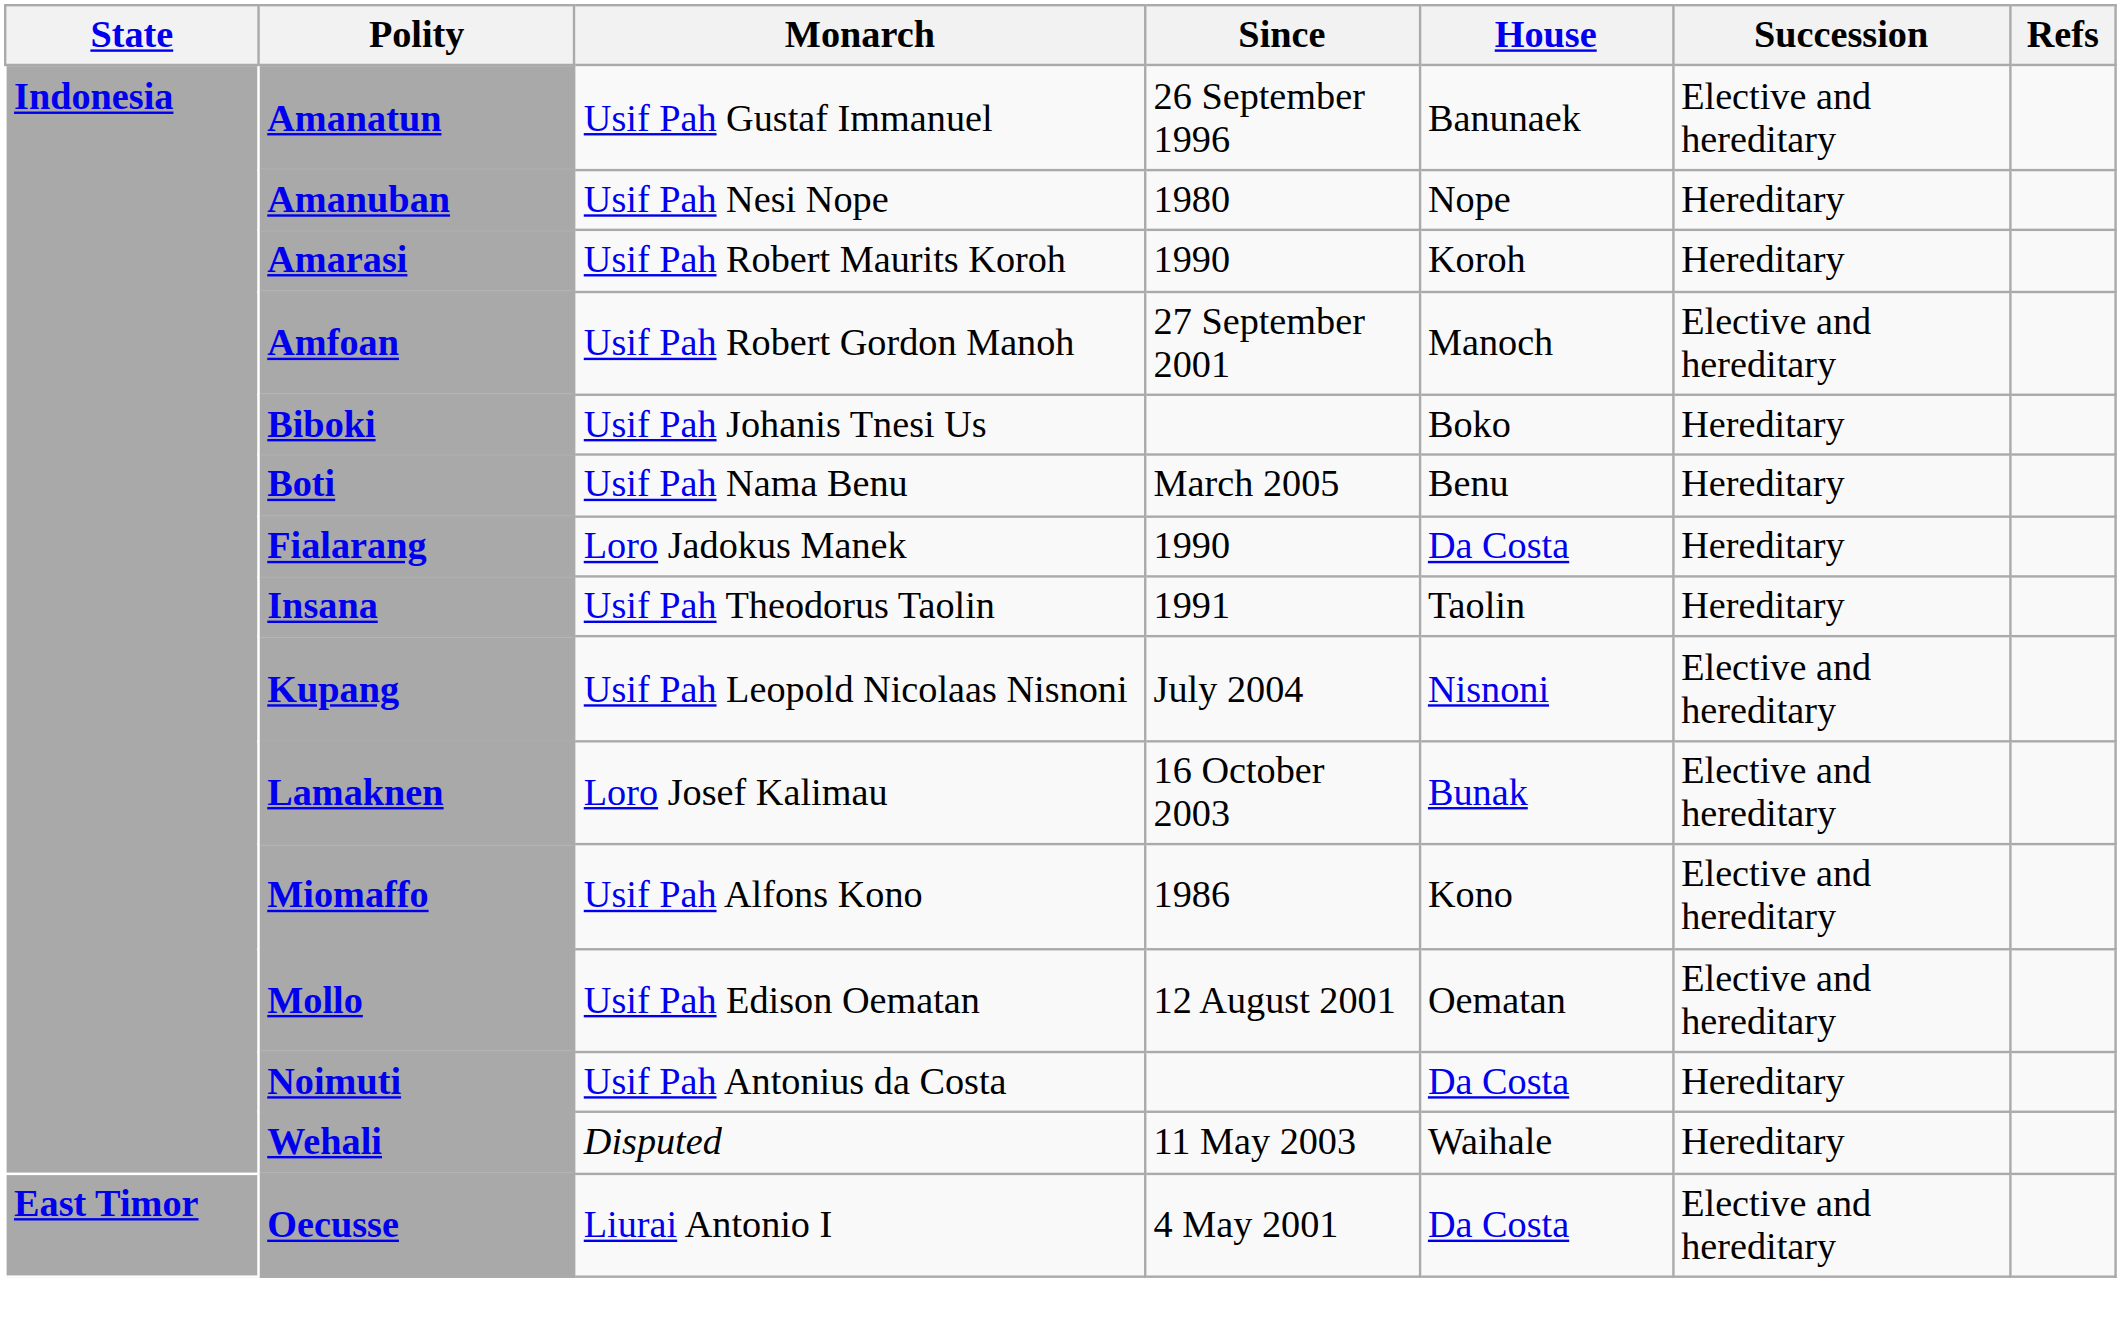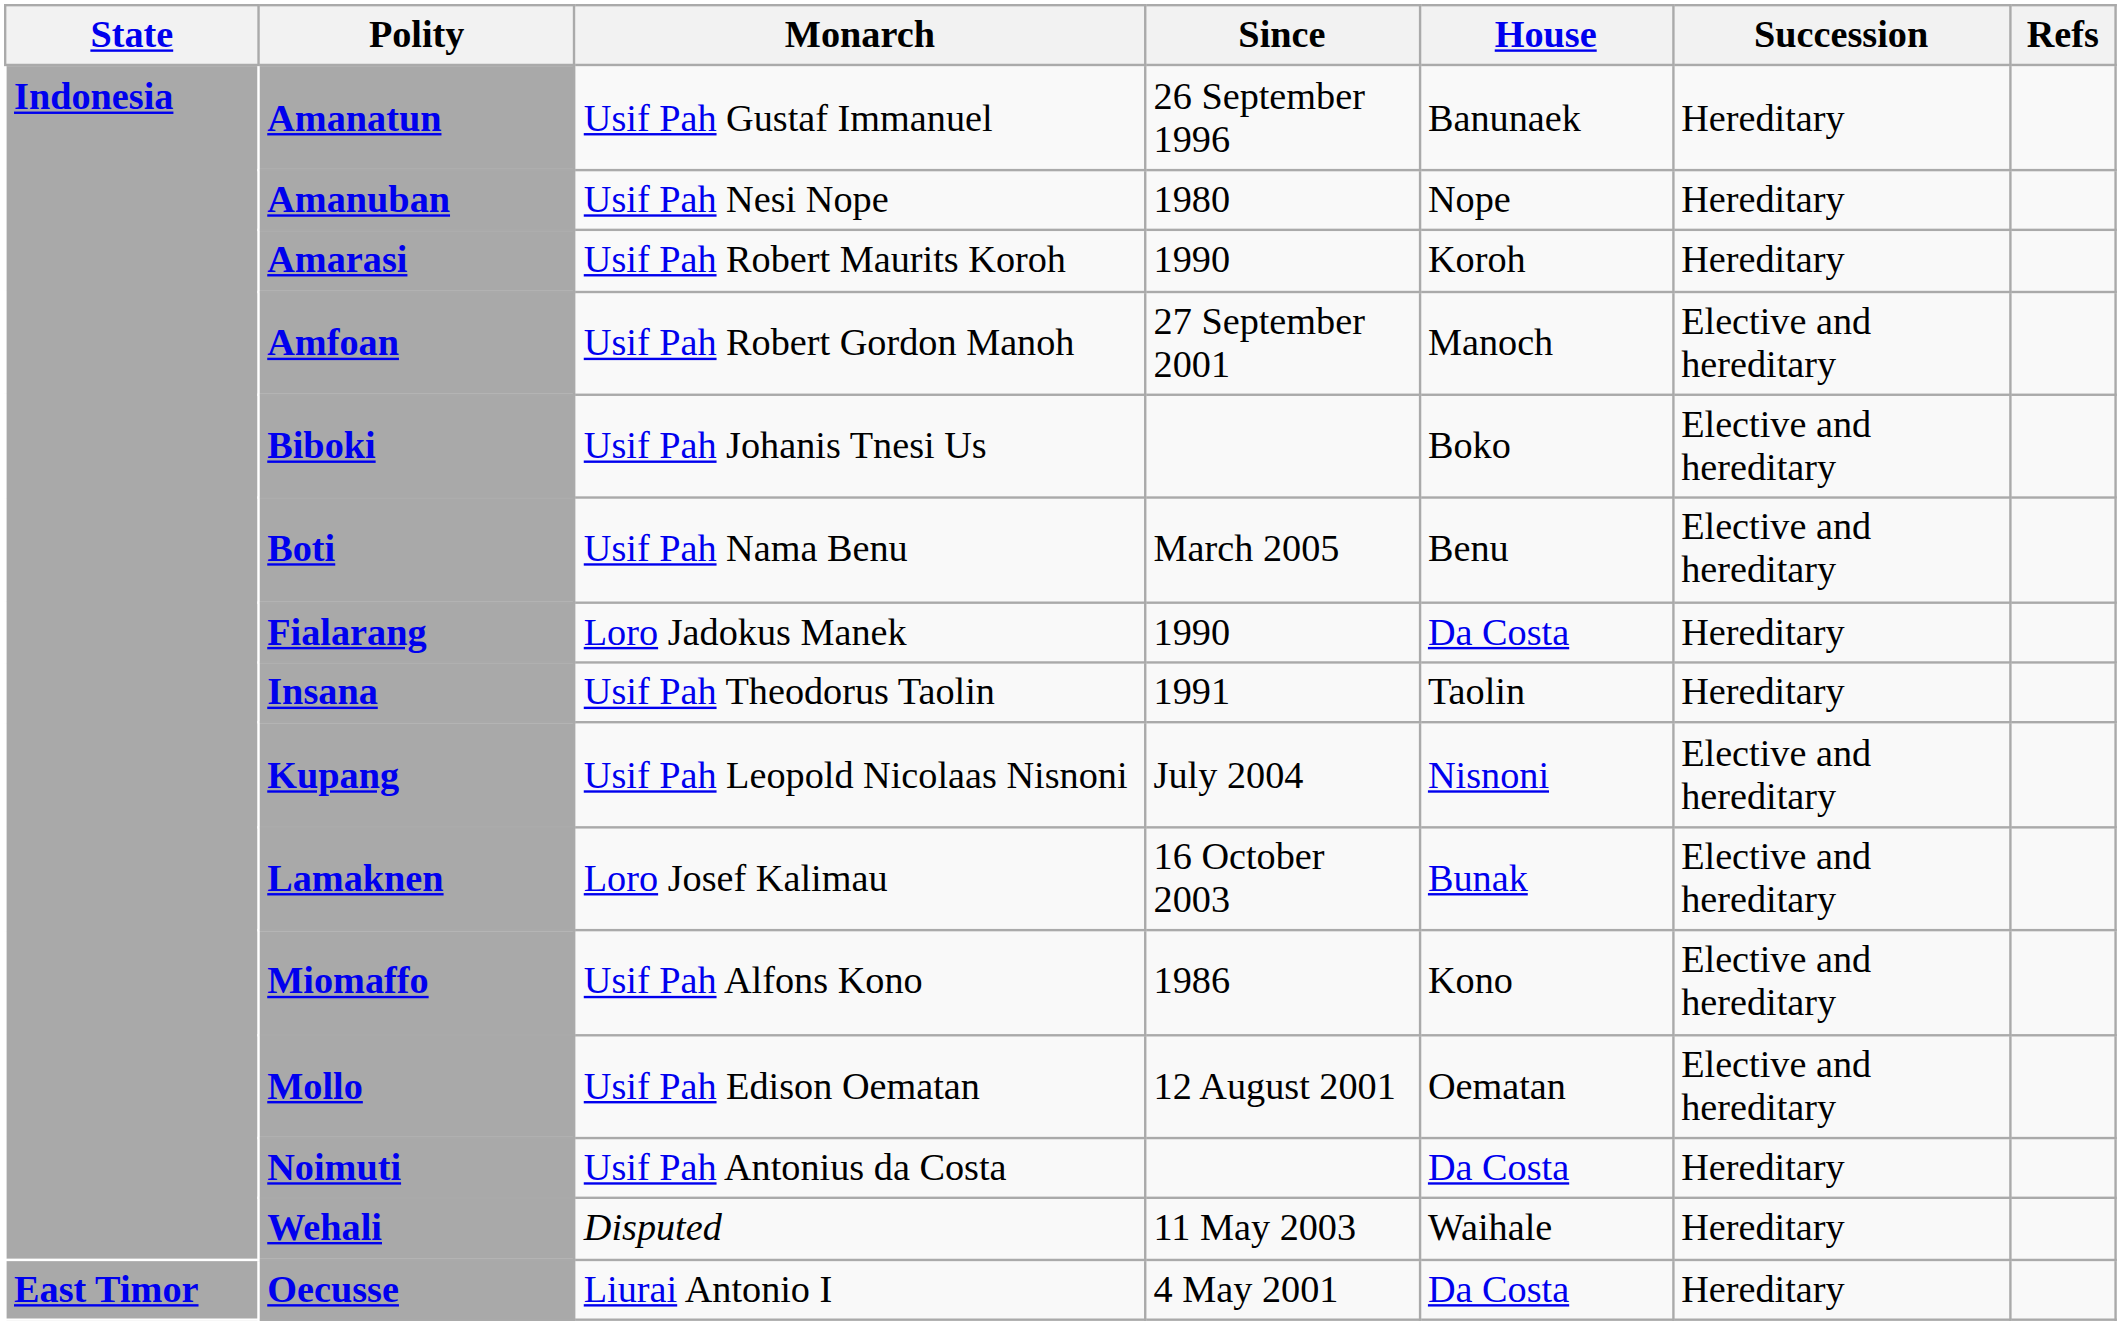(1776, 116) Elective and hereditary -> (1763, 116) Hereditary
(1763, 424) Hereditary -> (1776, 445) Elective and hereditary
(1763, 484) Hereditary -> (1776, 549) Elective and hereditary
(1776, 1224) Elective and hereditary -> (1763, 1288) Hereditary
